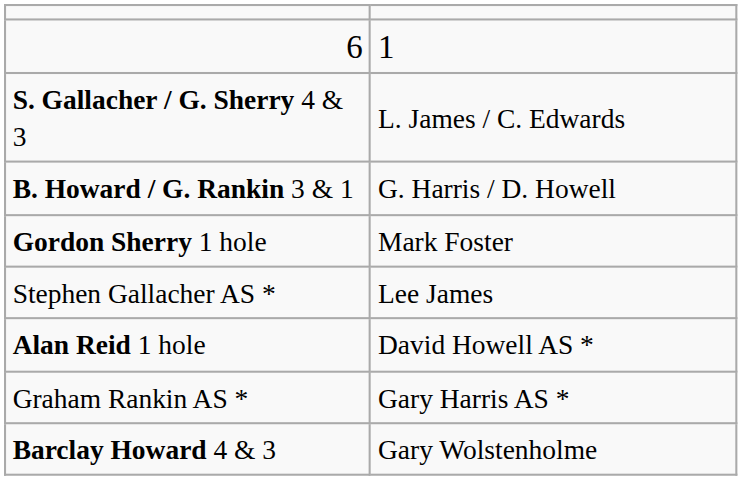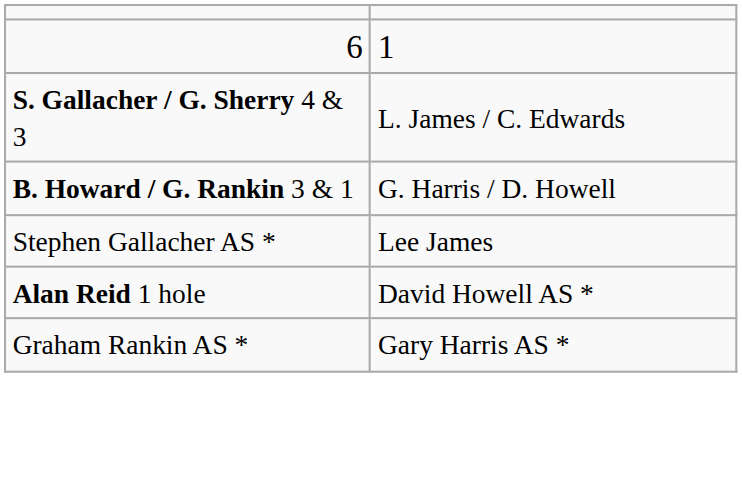- row: (140, 241)
- row: (144, 450)
